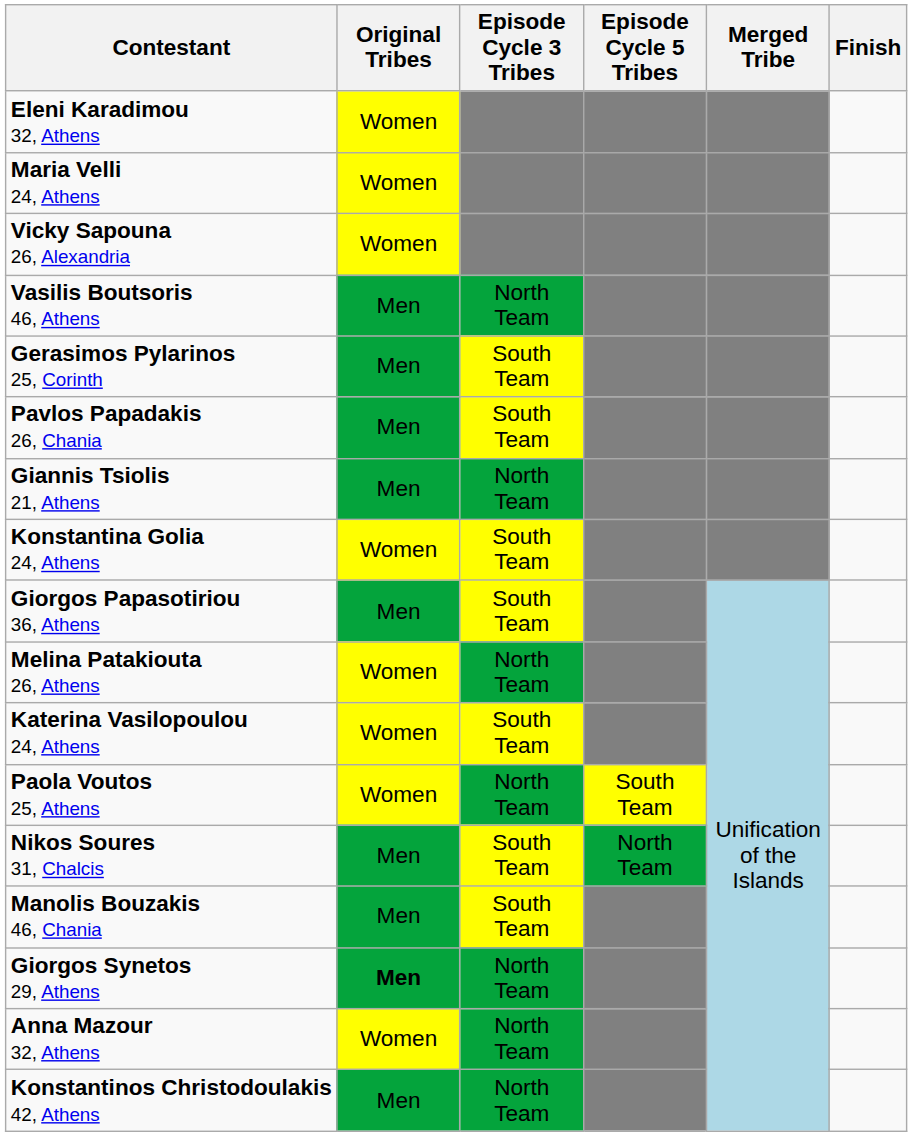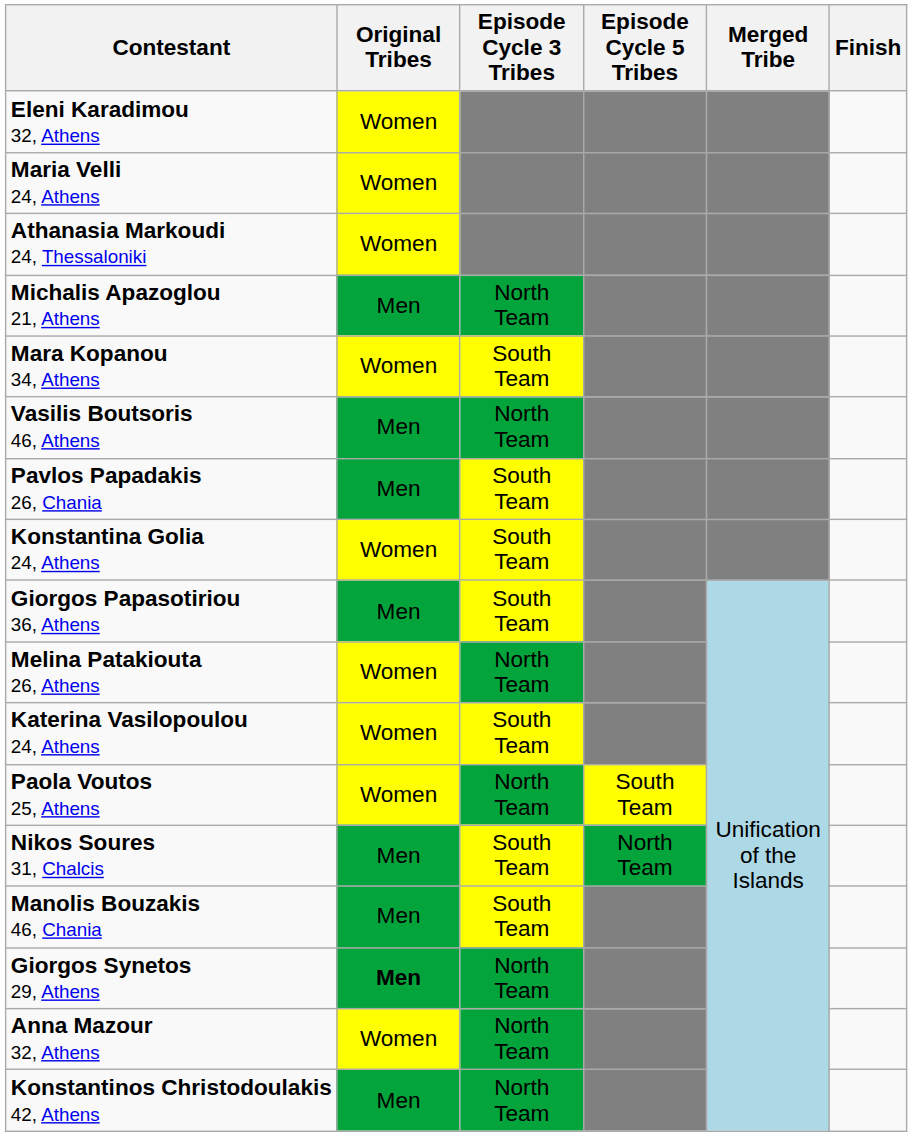- row: (91, 243)
+ row: (118, 243)
+ row: (116, 305)
+ row: (89, 366)
- row: (123, 366)
- row: (90, 488)
